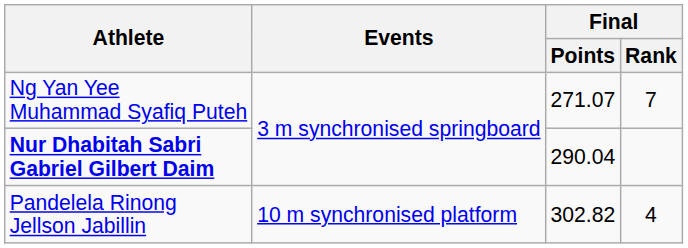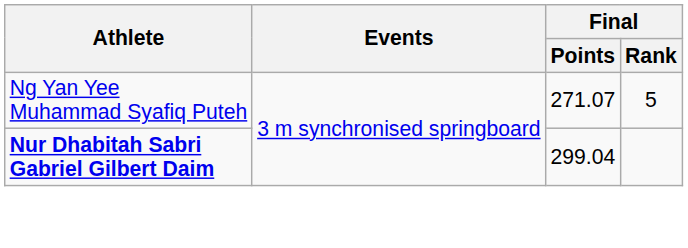(651, 100) 7 -> (651, 100) 5
(583, 157) 290.04 -> (583, 157) 299.04
- row: (93, 214)
